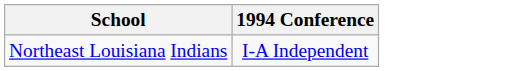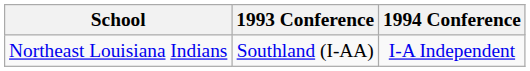+ column: (305, 19)
